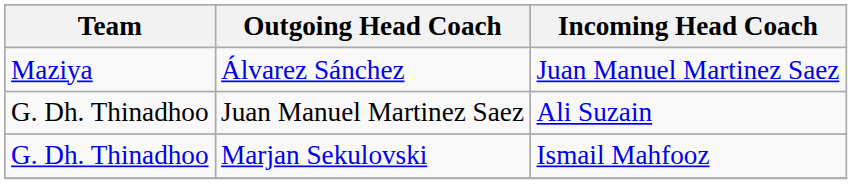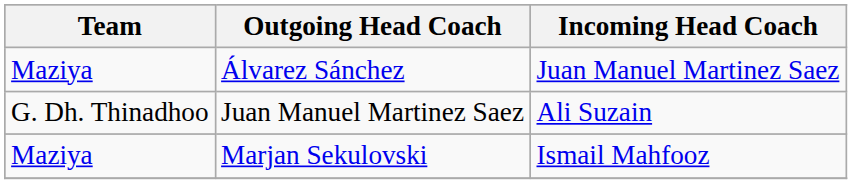(110, 155) G. Dh. Thinadhoo -> (52, 155) Maziya
